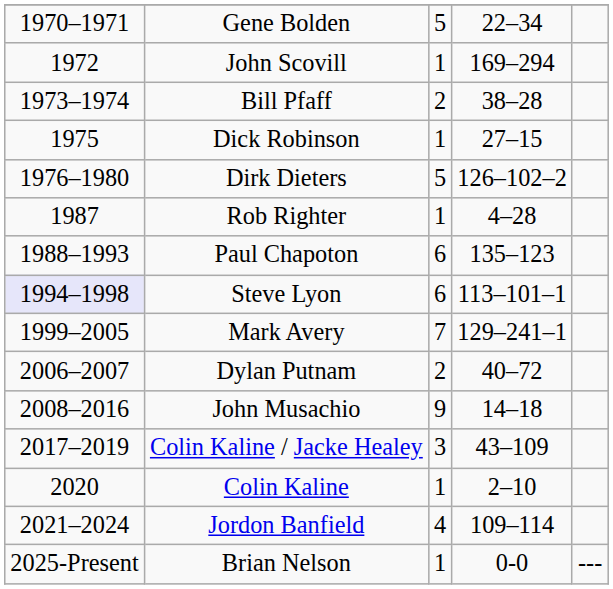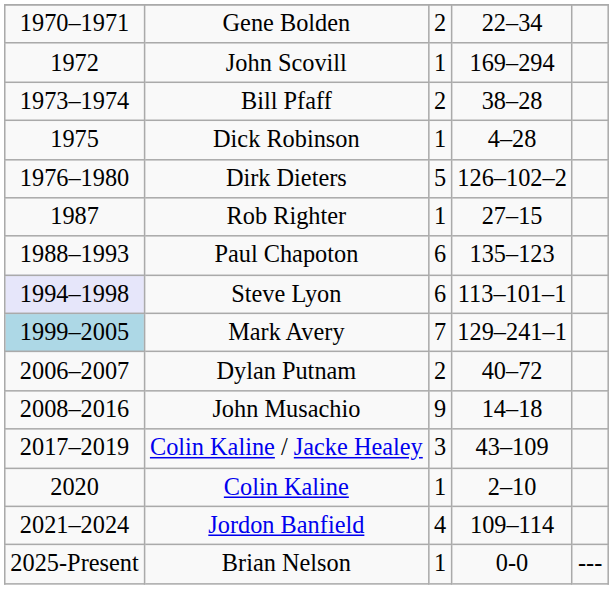(440, 23) 5 -> (440, 23) 2
(512, 139) 27–15 -> (512, 139) 4–28
(512, 216) 4–28 -> (512, 216) 27–15
(75, 332) no background -> (75, 332) lightblue background
